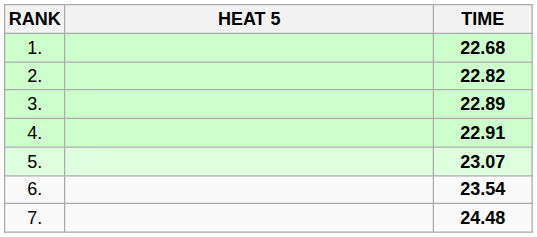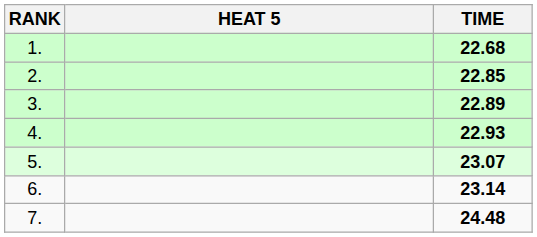(483, 76) 22.82 -> (483, 76) 22.85
(483, 133) 22.91 -> (483, 133) 22.93
(483, 190) 23.54 -> (483, 190) 23.14
